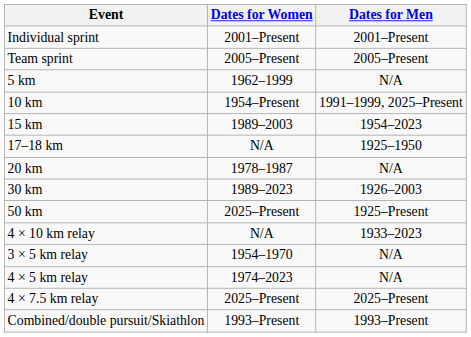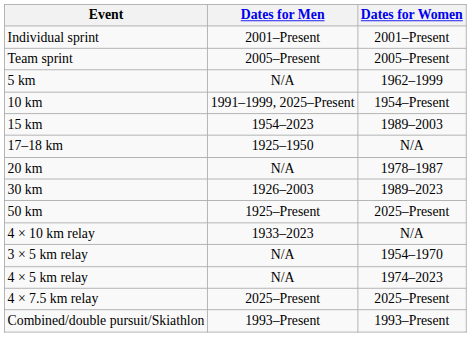columns swapped: (391, 15) <-> (262, 15)
